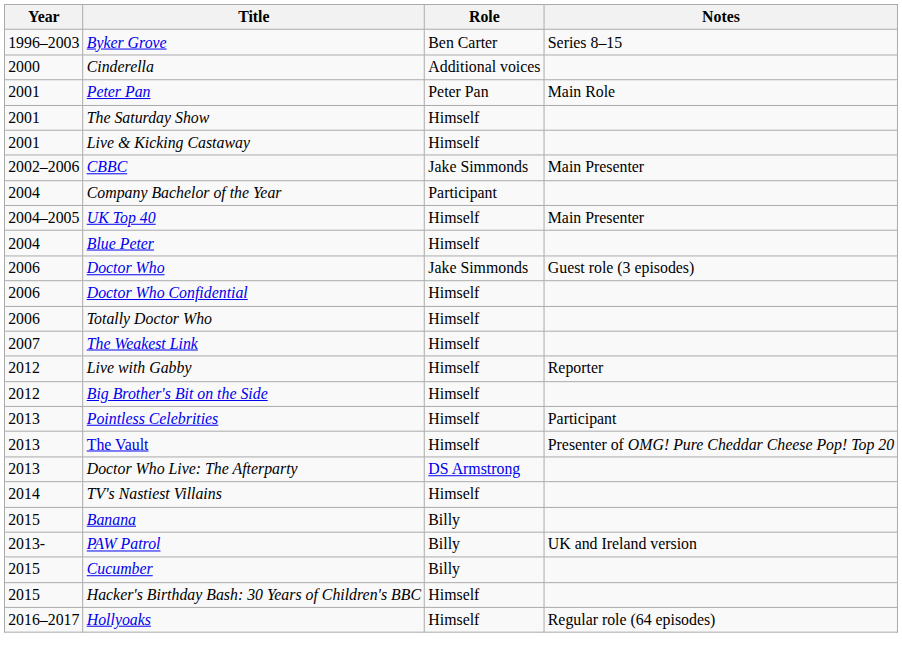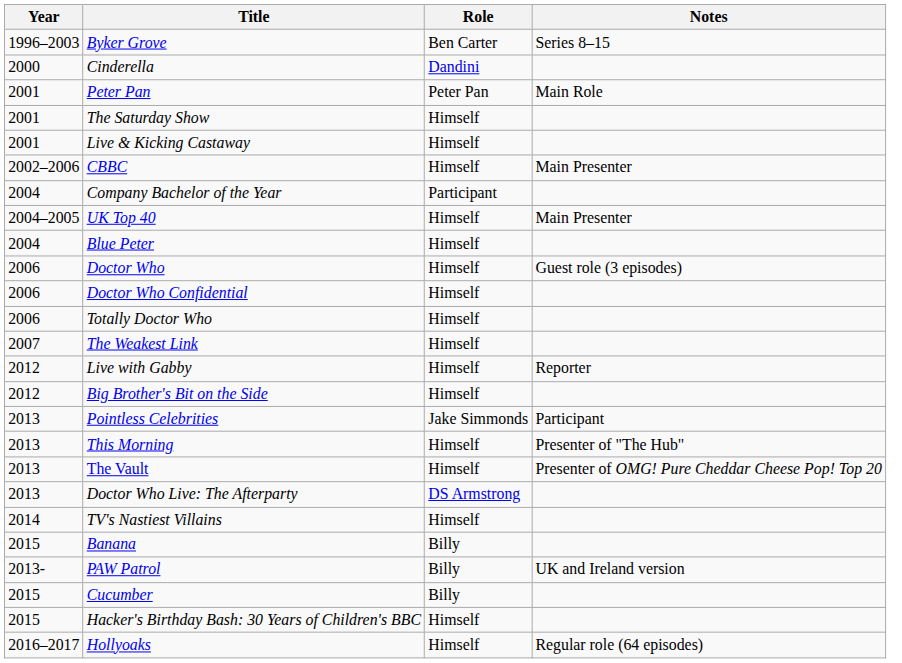(484, 67) Additional voices -> (454, 67) Dandini
(478, 167) Jake Simmonds -> (454, 167) Himself
(478, 268) Jake Simmonds -> (454, 268) Himself
(454, 419) Himself -> (478, 419) Jake Simmonds
+ row: (130, 444)
